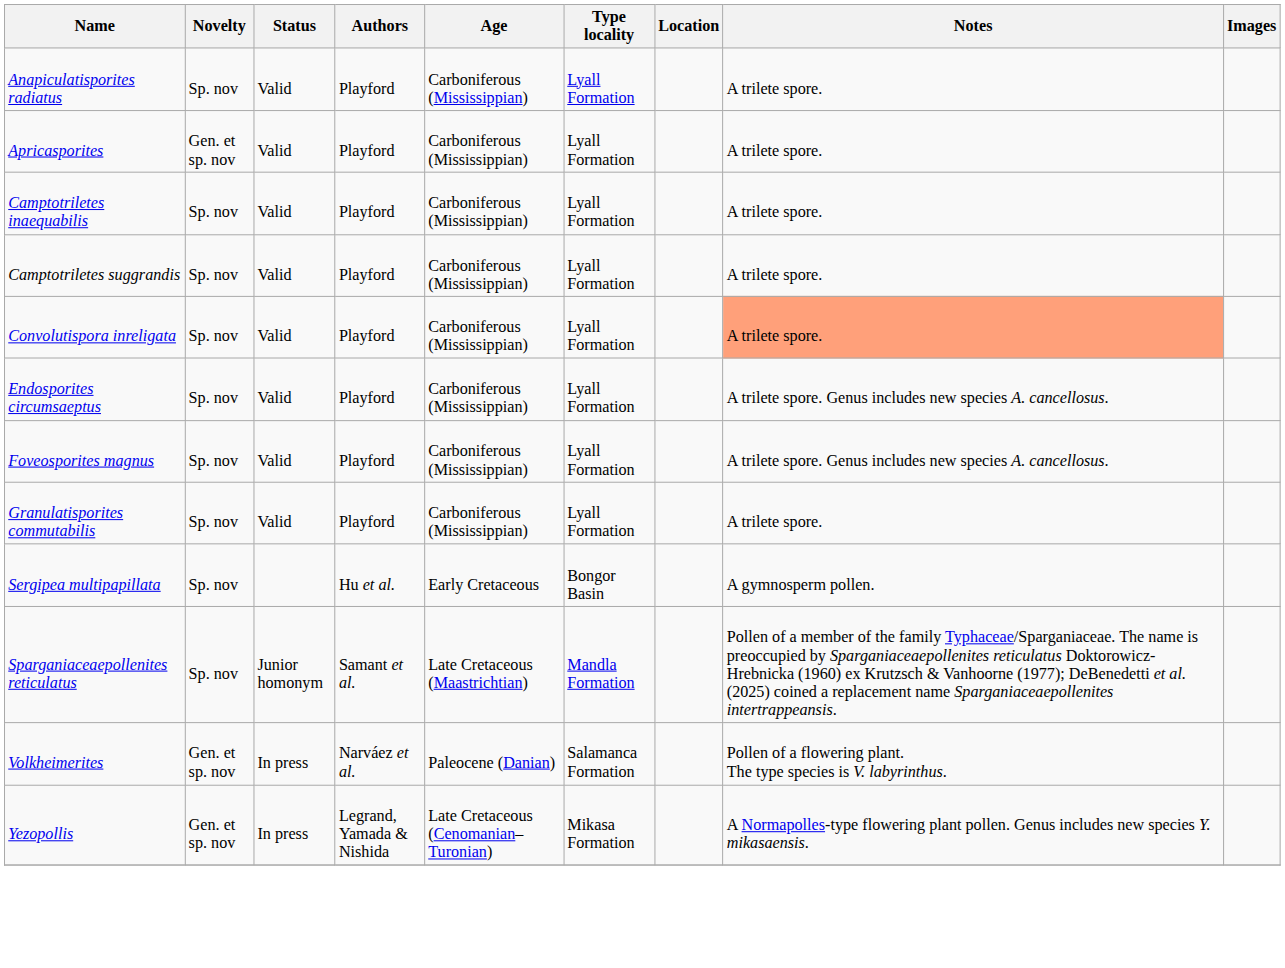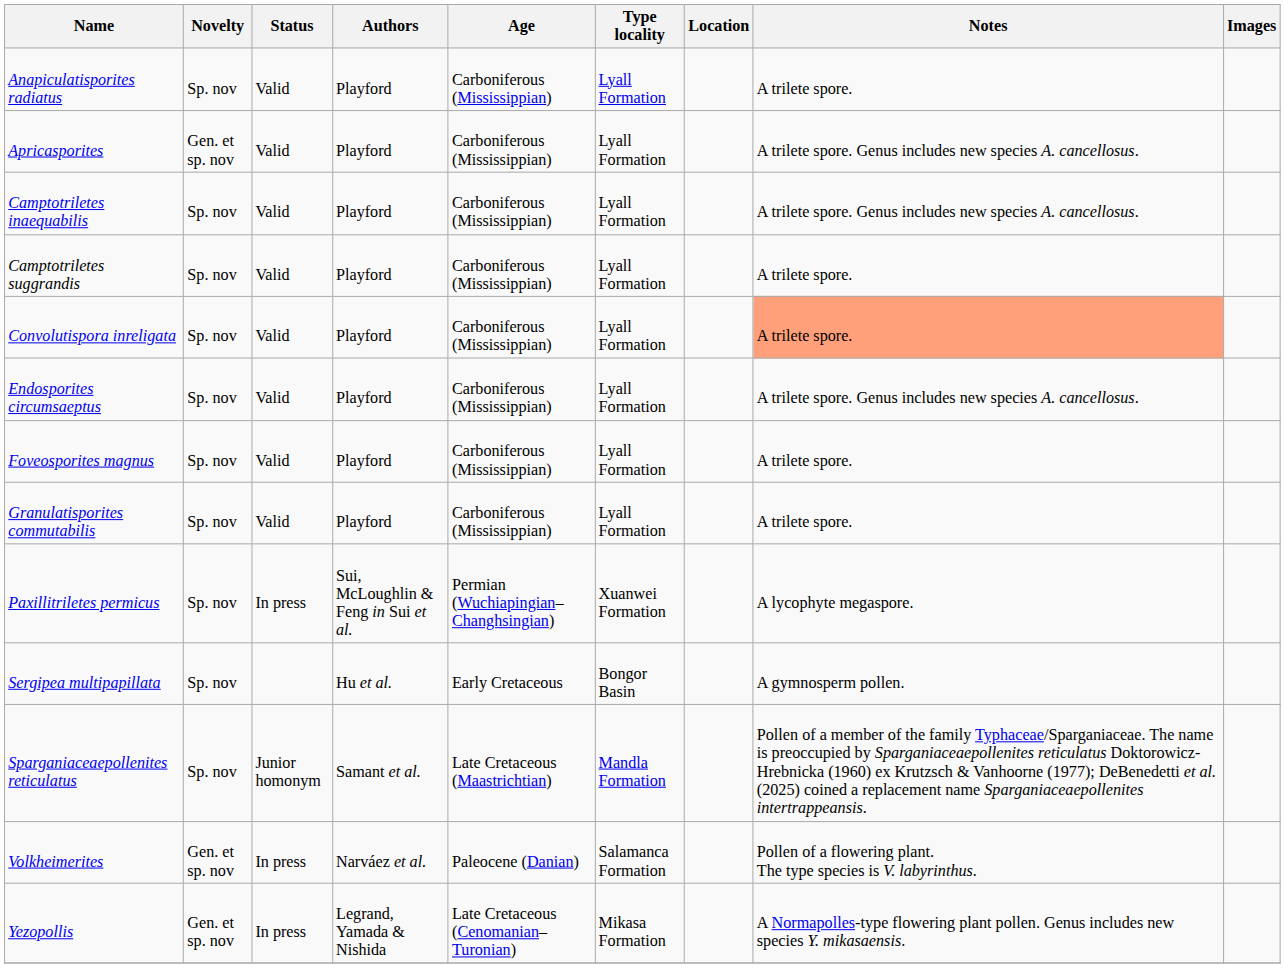(775, 150) A trilete spore. -> (948, 150) A trilete spore. Genus includes new species A. cancellosus.
(775, 212) A trilete spore. -> (948, 212) A trilete spore. Genus includes new species A. cancellosus.
(918, 460) A trilete spore. Genus includes new species A. cancellosus. -> (805, 460) A trilete spore.
+ row: (84, 602)
